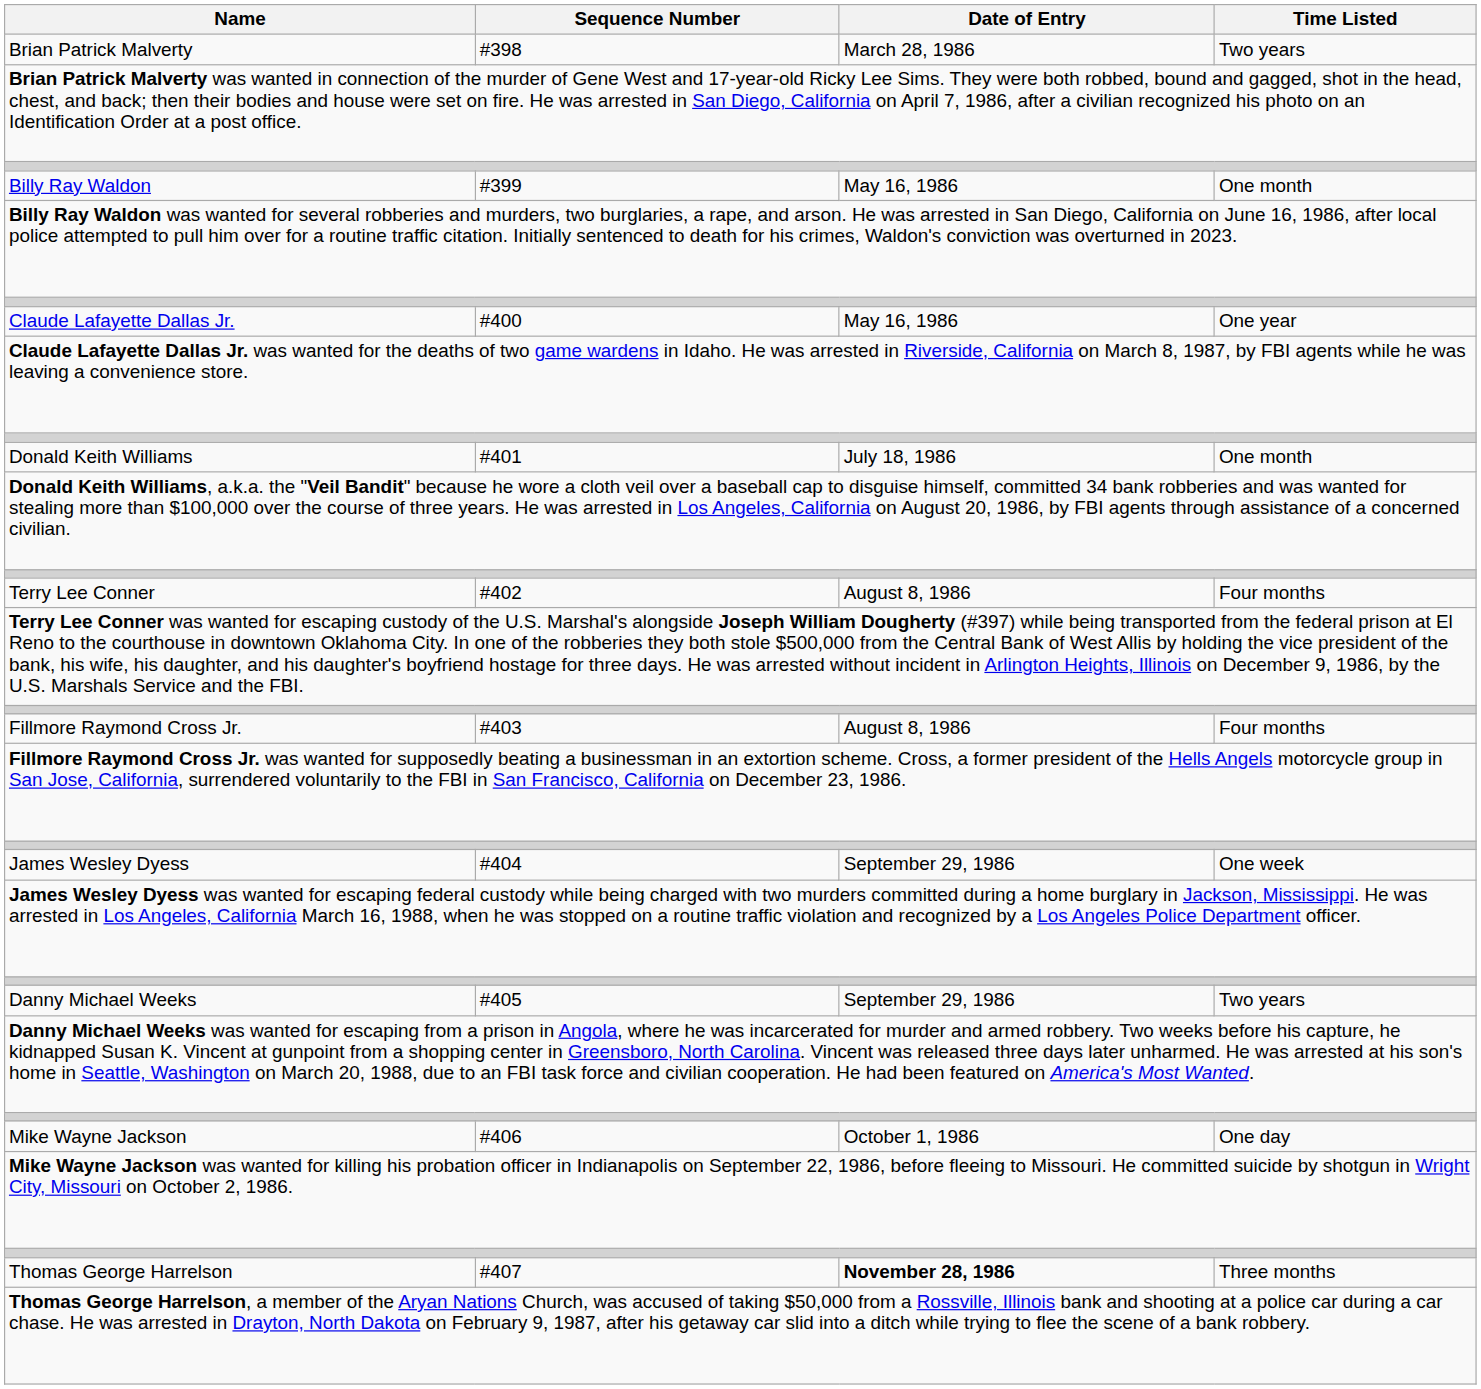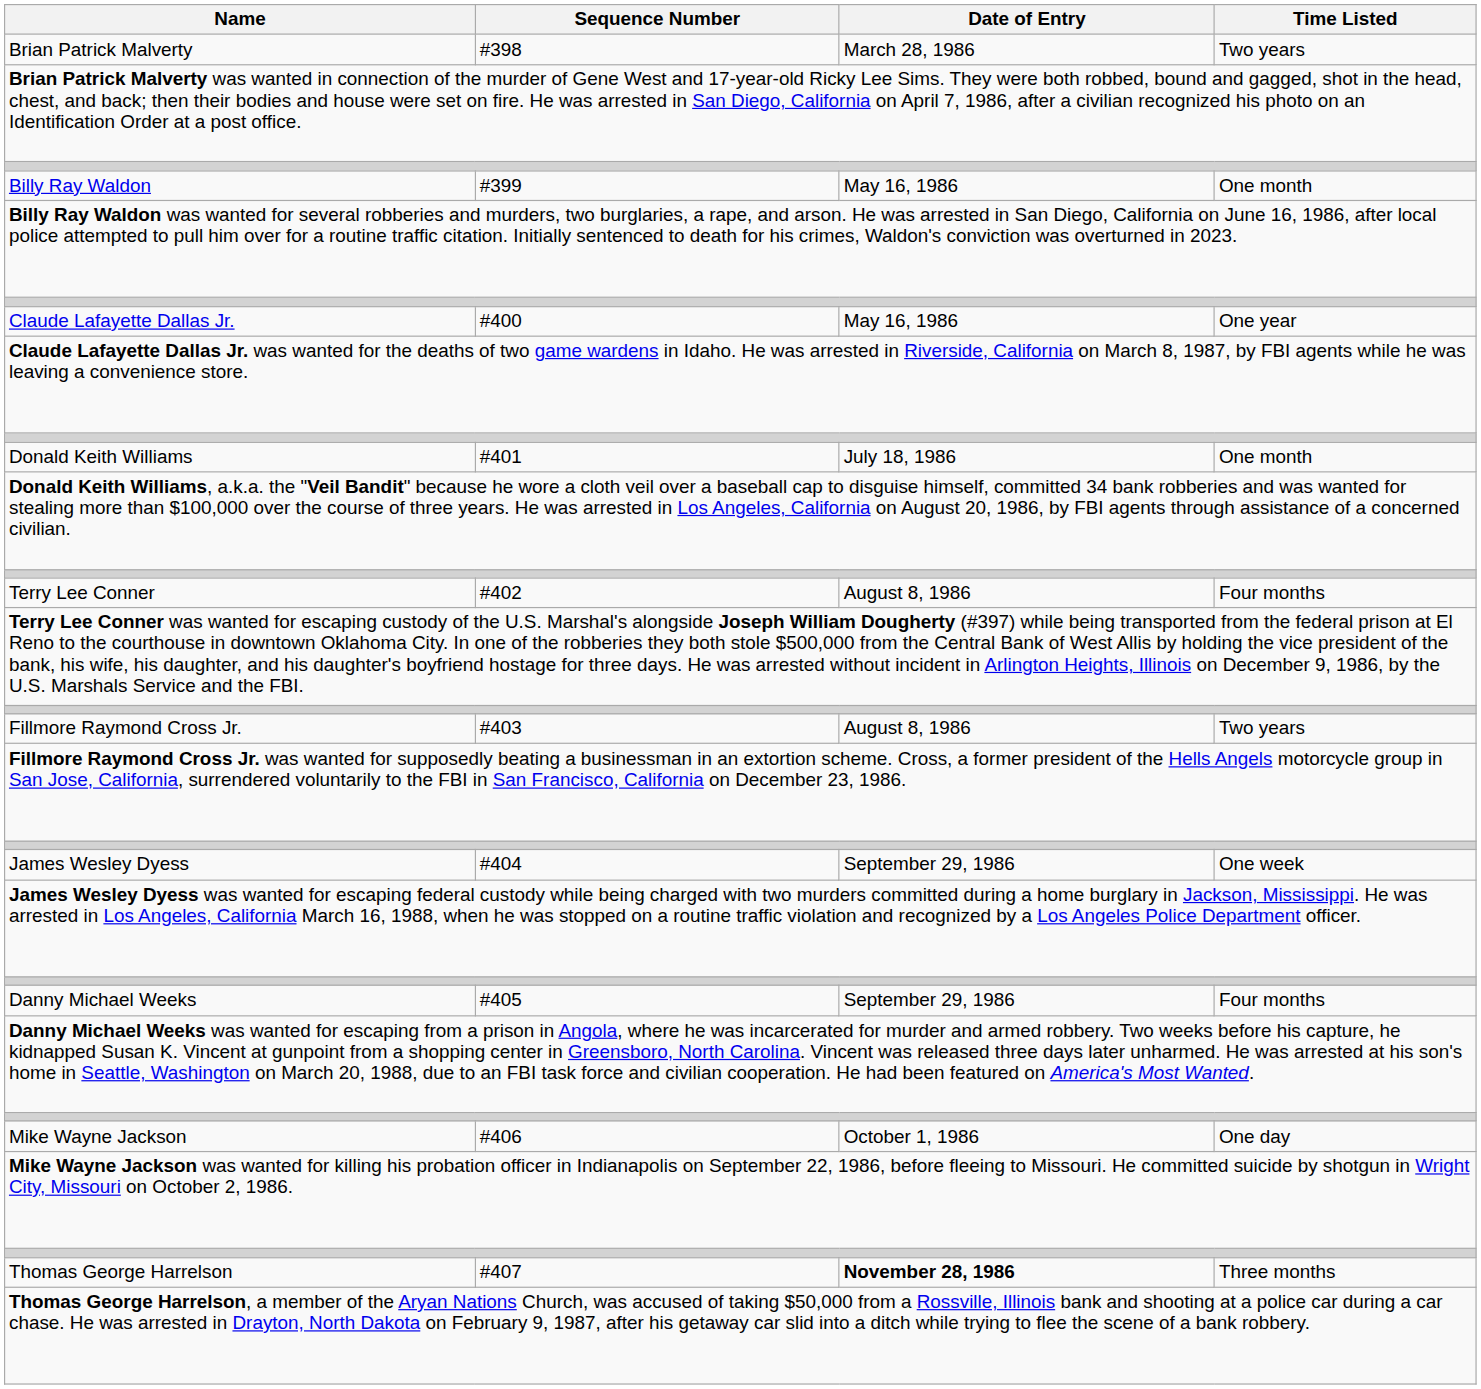(1272, 728) Four months -> (1262, 728) Two years
(1262, 1000) Two years -> (1272, 1000) Four months
